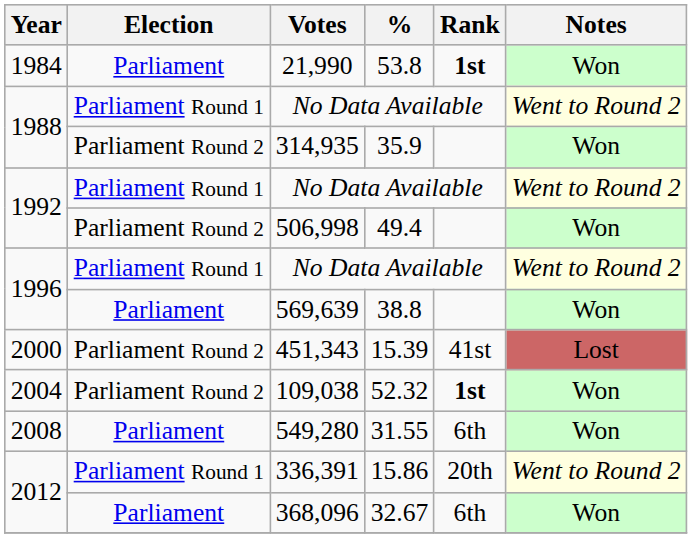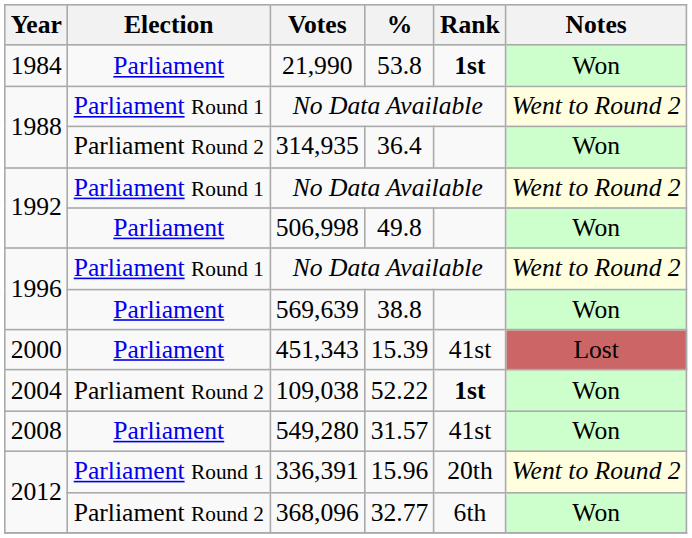(399, 146) 35.9 -> (399, 146) 36.4
(169, 227) Parliament Round 2 -> (169, 227) Parliament
(399, 227) 49.4 -> (399, 227) 49.8
(169, 349) Parliament Round 2 -> (169, 349) Parliament
(399, 390) 52.32 -> (399, 390) 52.22
(399, 430) 31.55 -> (399, 430) 31.57
(470, 430) 6th -> (470, 430) 41st
(399, 471) 15.86 -> (399, 471) 15.96
(169, 512) Parliament -> (169, 512) Parliament Round 2
(399, 512) 32.67 -> (399, 512) 32.77
